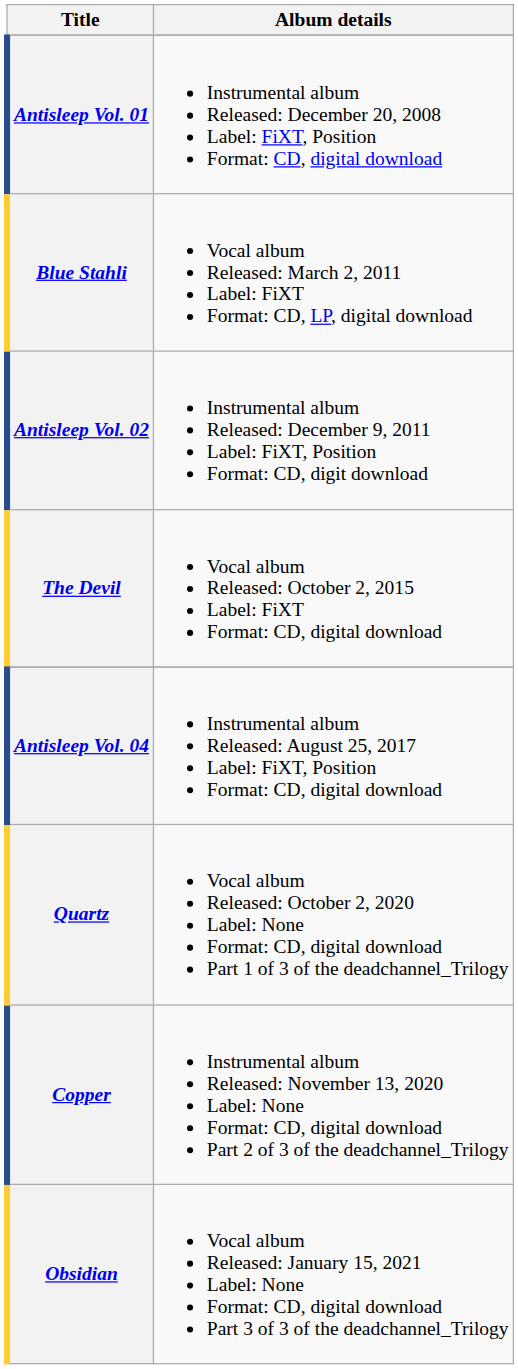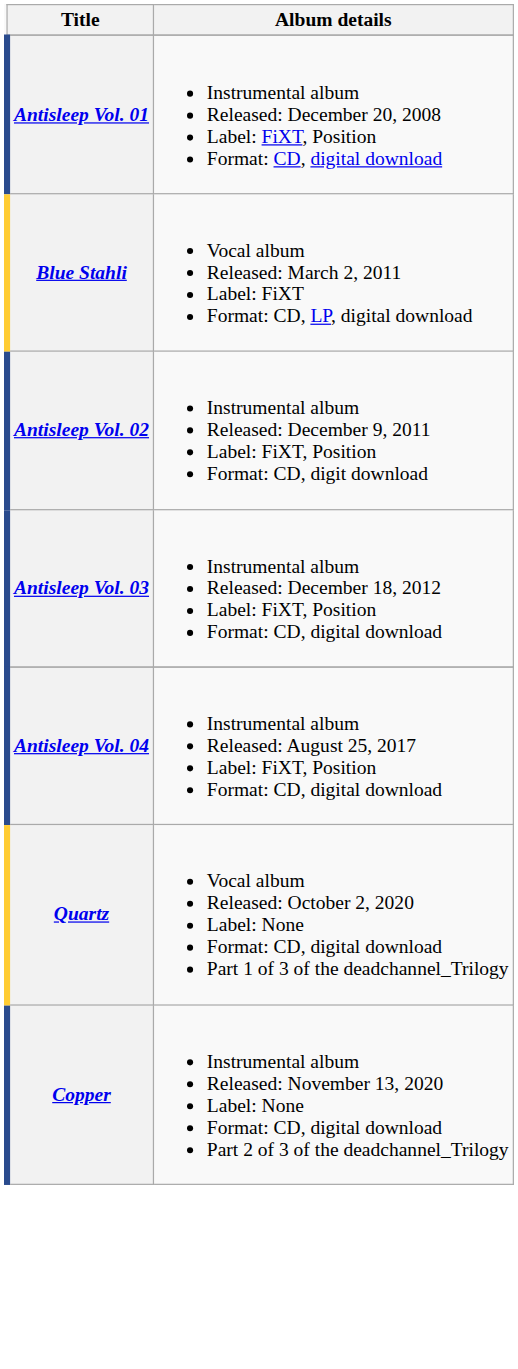+ row: (82, 587)
- row: (81, 587)
- row: (81, 1274)
